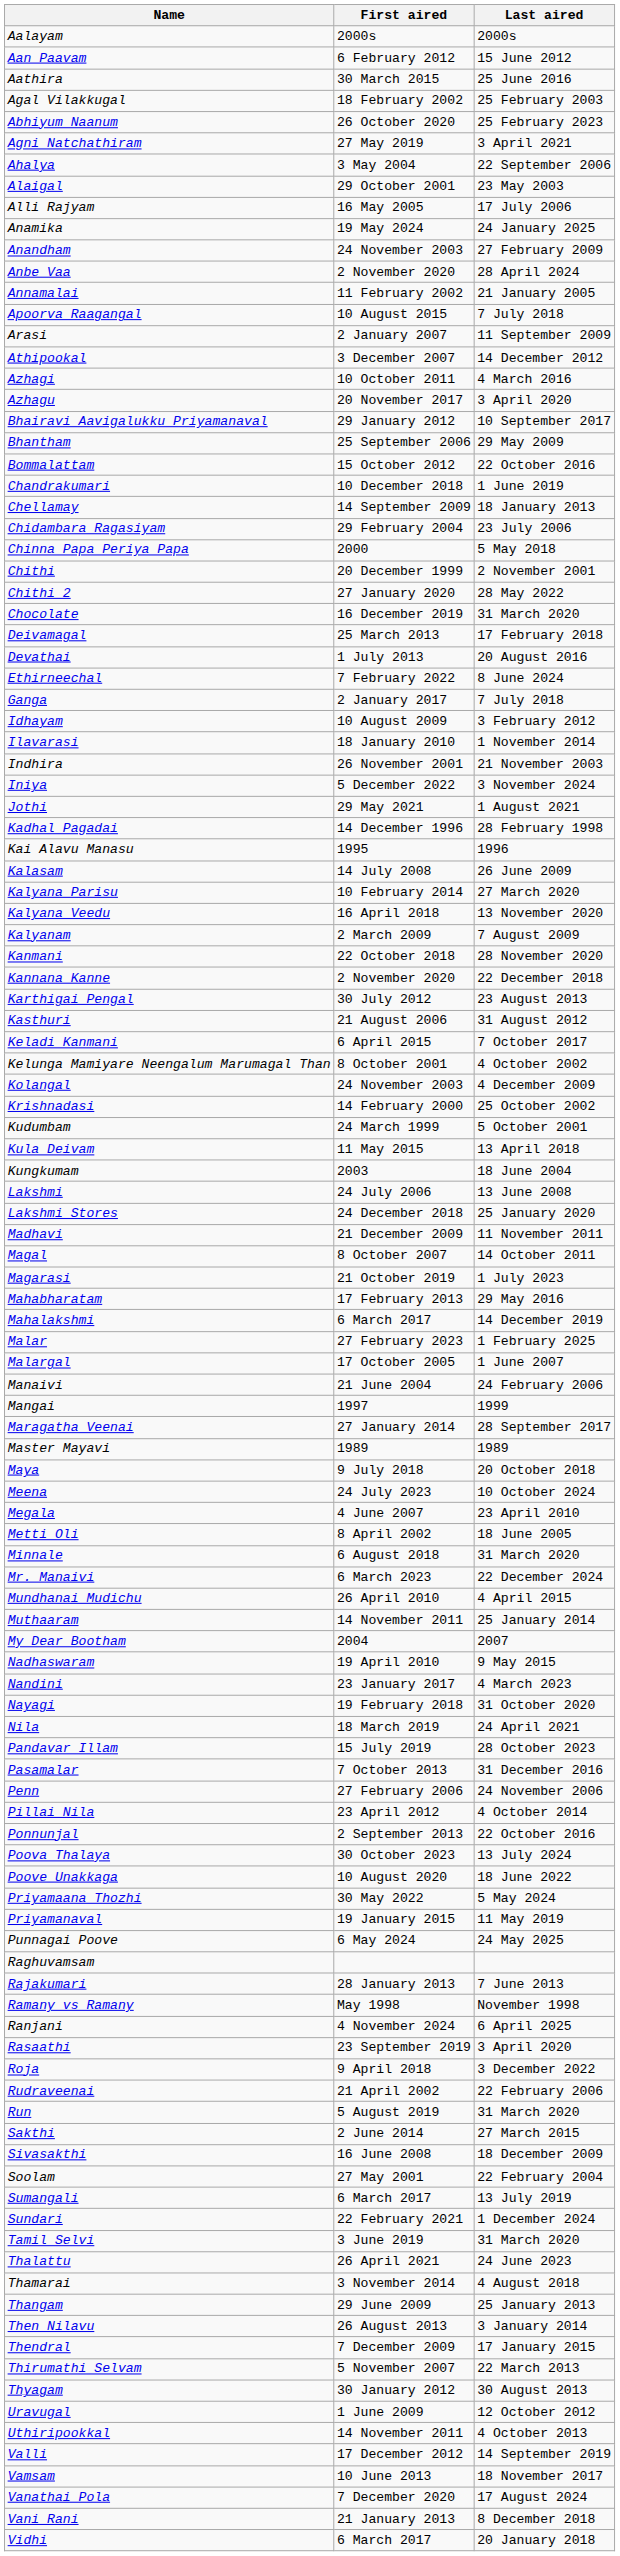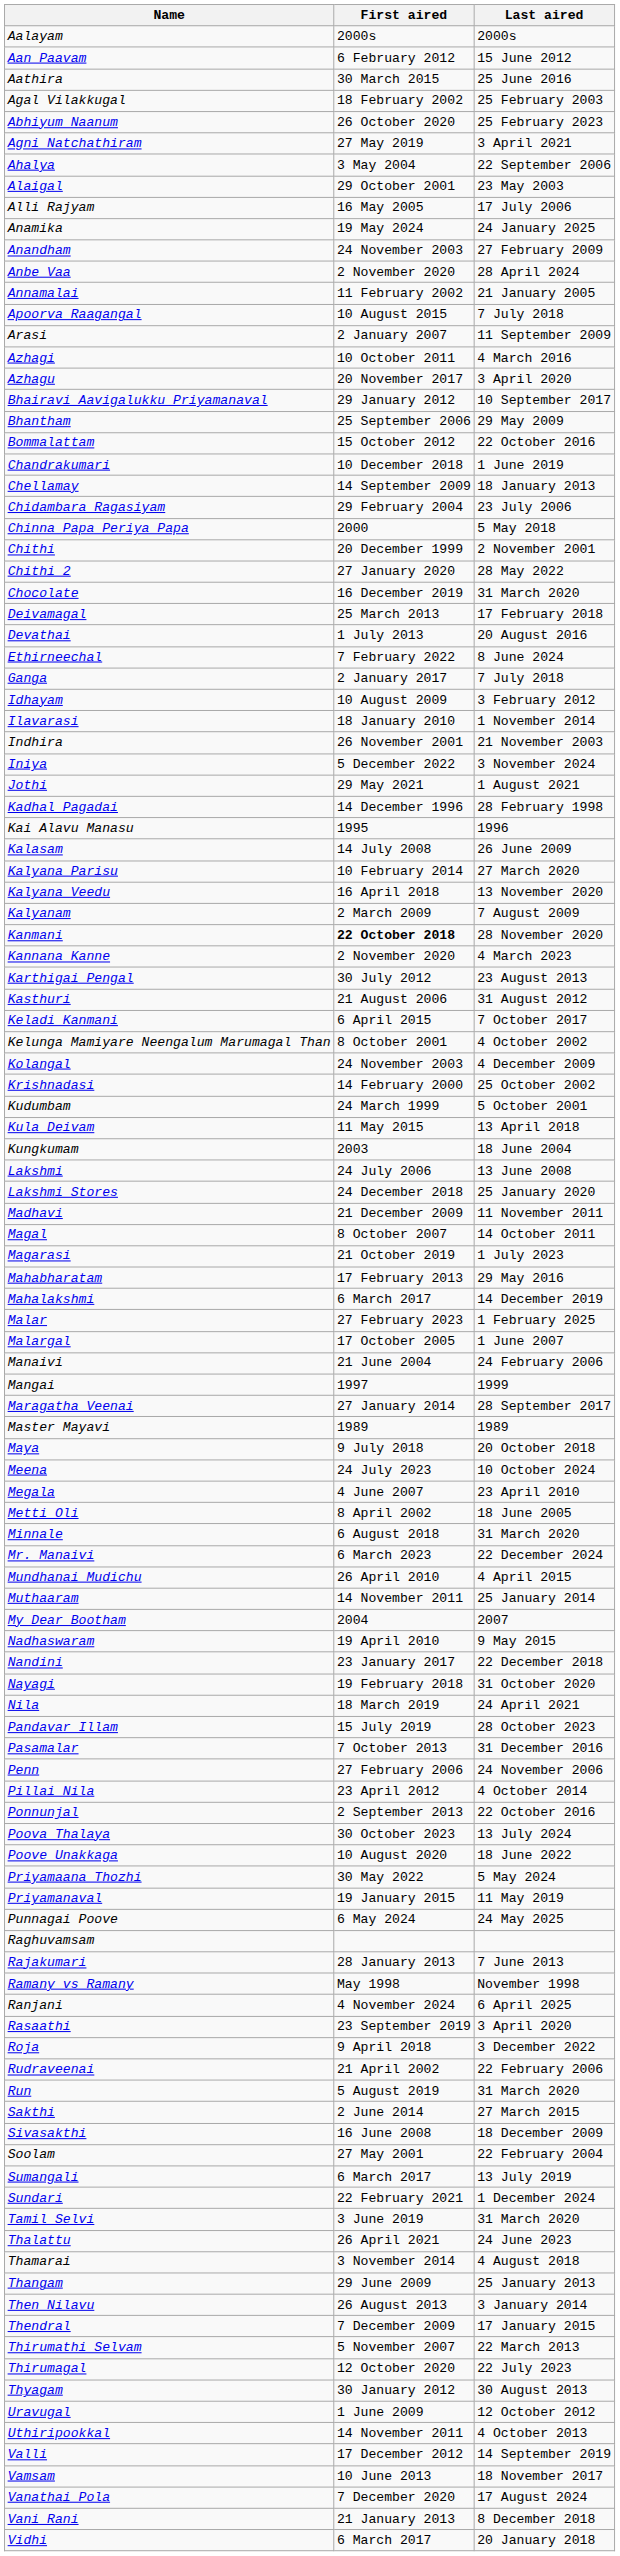- row: (47, 358)
(396, 957) normal -> (396, 935) bold
(540, 978) 22 December 2018 -> (524, 957) 4 March 2023
(524, 1684) 4 March 2023 -> (540, 1663) 22 December 2018
+ row: (47, 2369)
